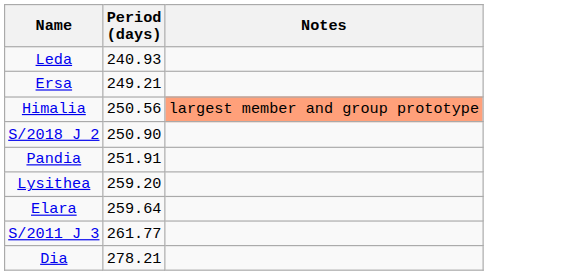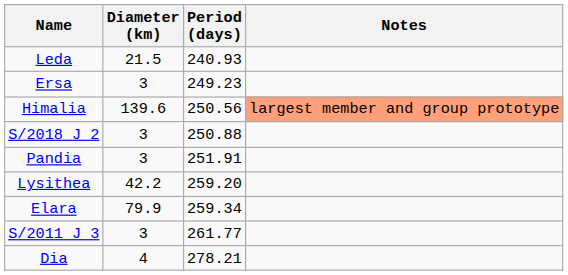+ column: (143, 26)
(134, 84) 249.21 -> (214, 84) 249.23
(134, 134) 250.90 -> (214, 134) 250.88
(134, 209) 259.64 -> (214, 209) 259.34
